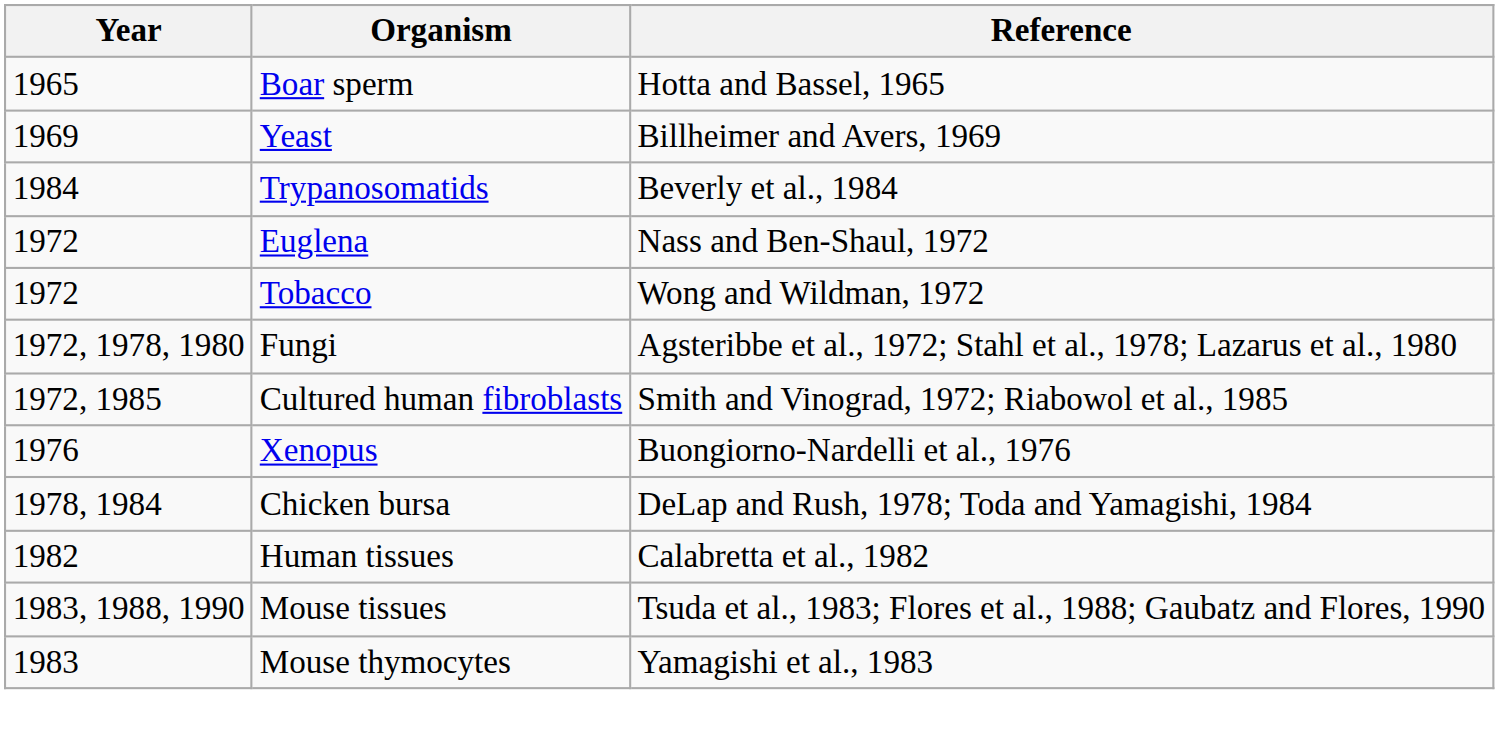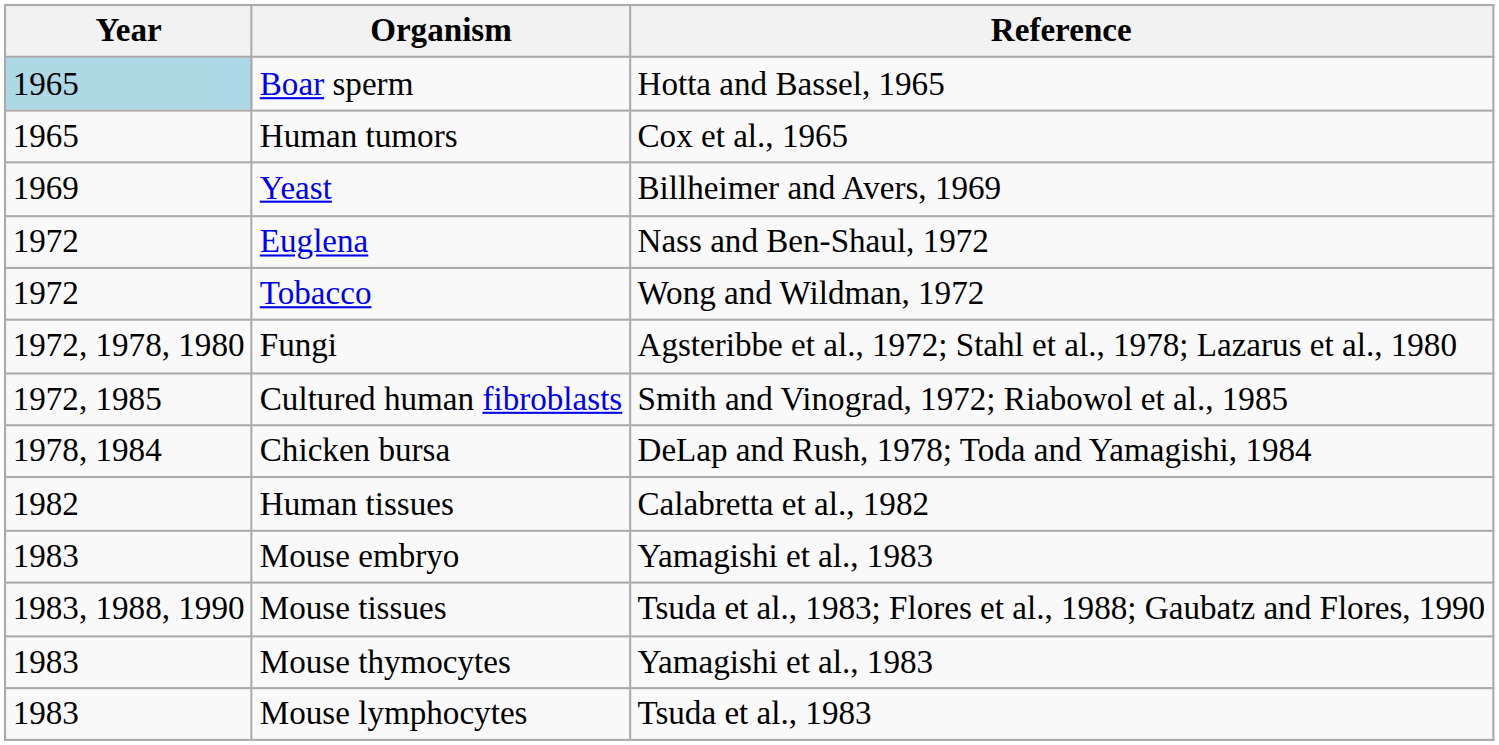(46, 83) no background -> (46, 83) lightblue background
+ row: (359, 135)
- row: (374, 188)
- row: (319, 450)
+ row: (360, 556)
+ row: (394, 713)
